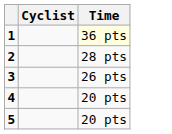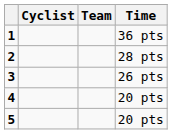+ column: (96, 15)
(104, 36) lightyellow background -> (141, 36) no background
